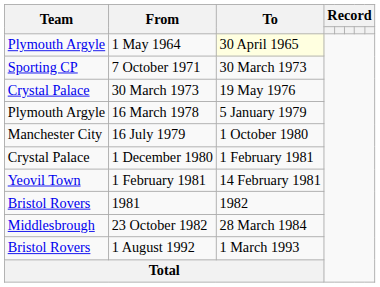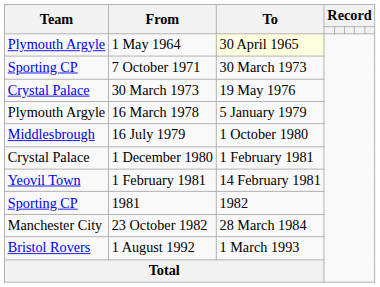(55, 135) Manchester City -> (51, 135) Middlesbrough
(49, 203) Bristol Rovers -> (43, 203) Sporting CP
(51, 225) Middlesbrough -> (55, 225) Manchester City
